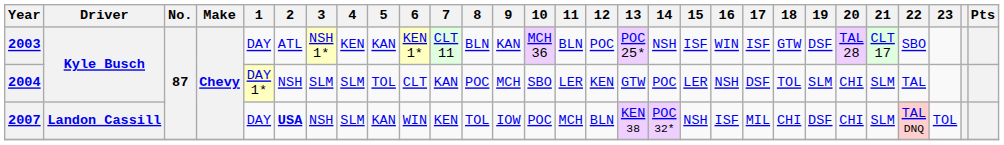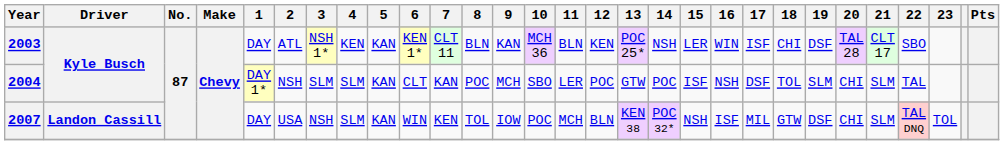(602, 45) POC -> (602, 45) KEN
(696, 45) ISF -> (696, 45) LER
(789, 45) GTW -> (789, 45) CHI
(384, 83) TOL -> (384, 83) KAN
(602, 83) KEN -> (602, 83) POC
(696, 83) LER -> (696, 83) ISF
(290, 120) bold -> (290, 120) normal
(789, 120) CHI -> (789, 120) GTW
